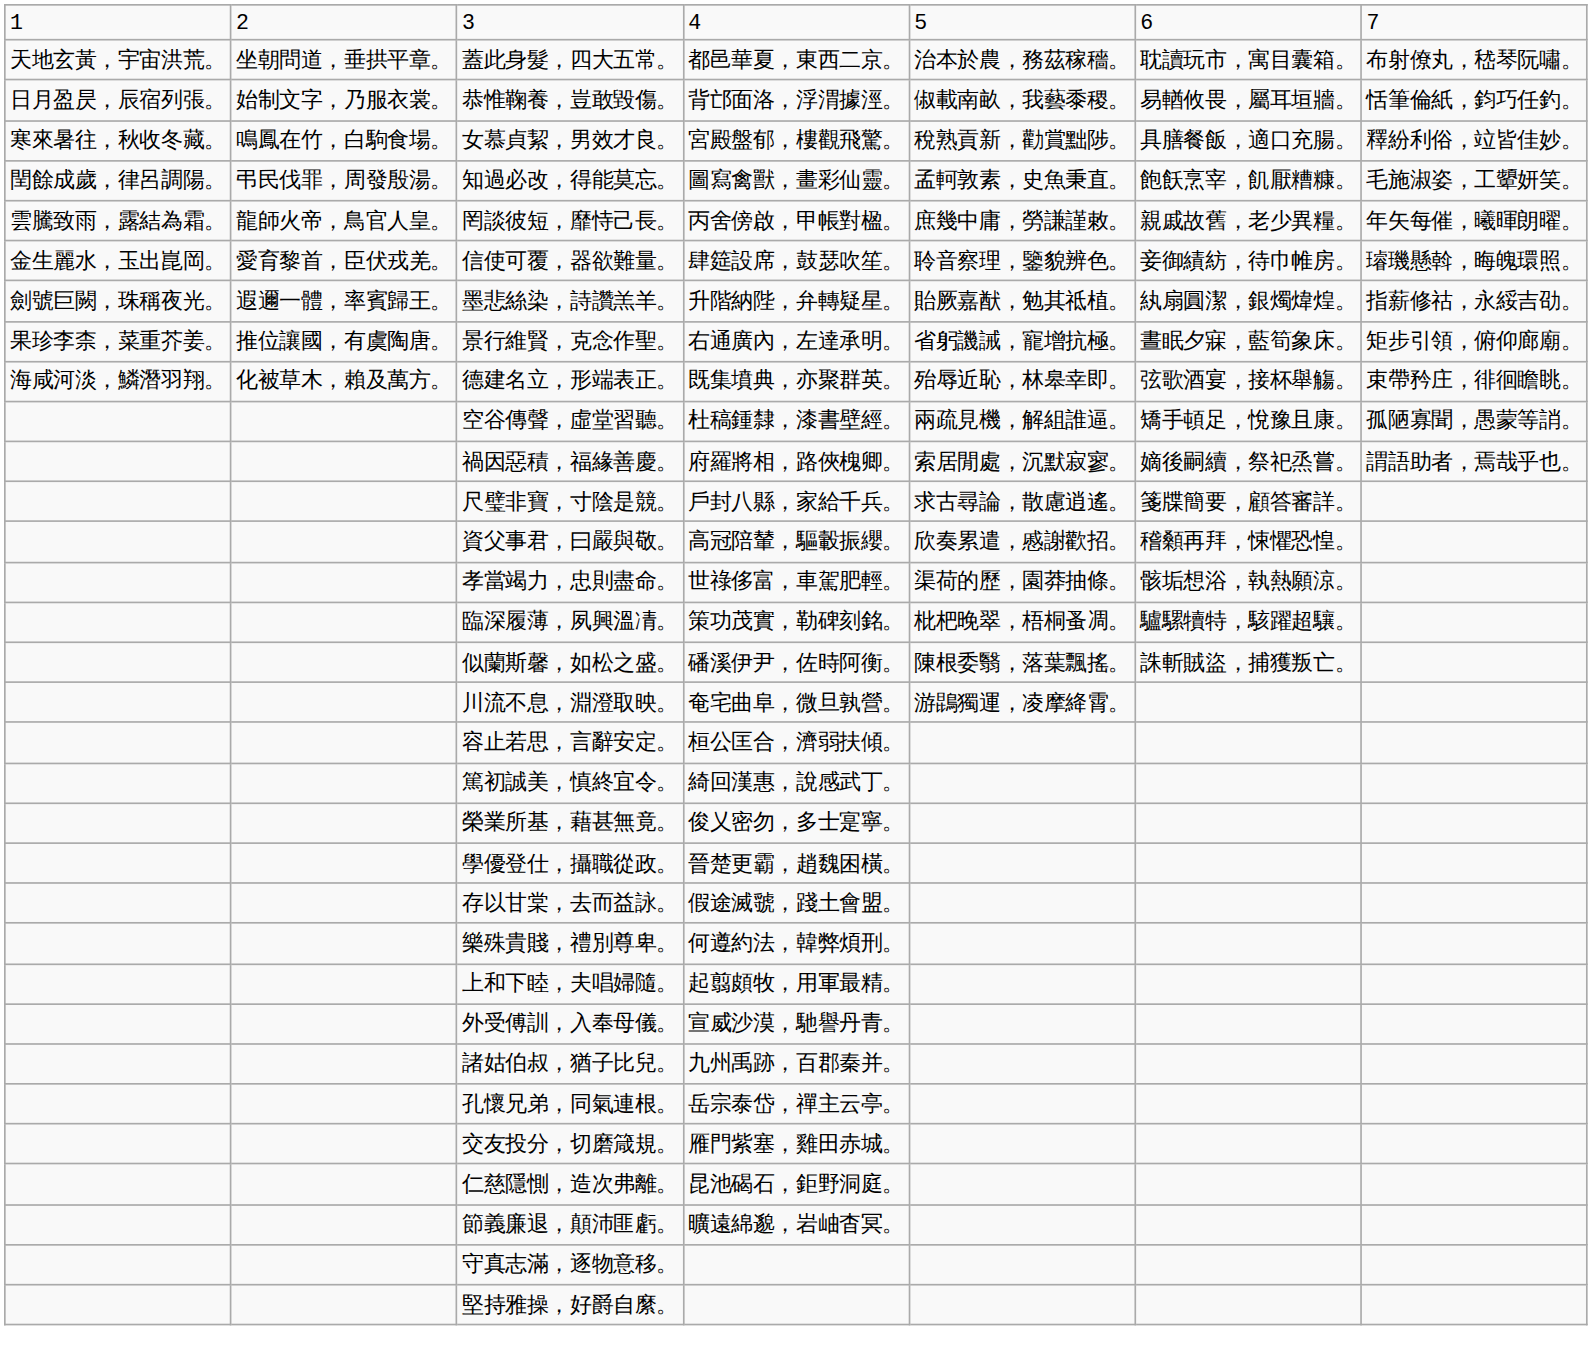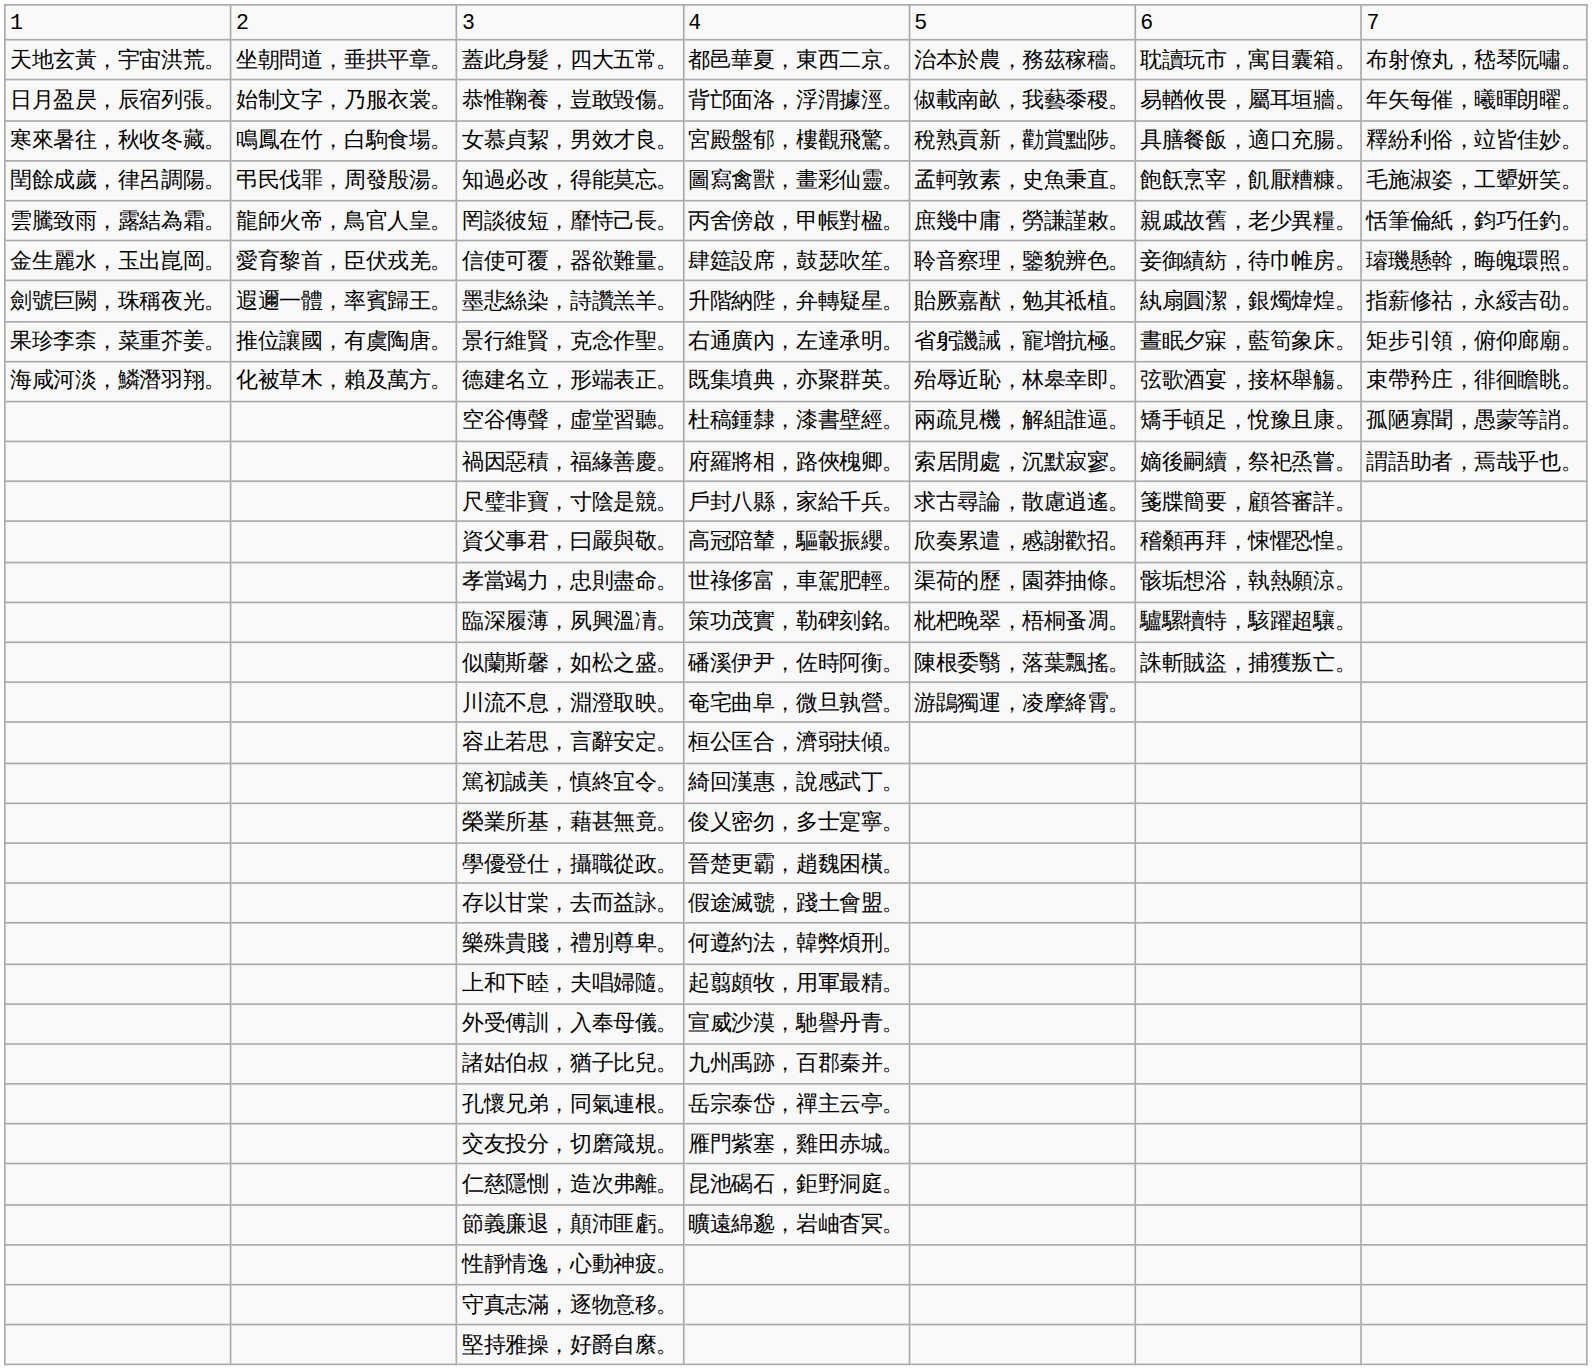(1474, 101) 恬筆倫紙，鈞巧任釣。 -> (1474, 101) 年矢每催，曦暉朗曜。
(1474, 222) 年矢每催，曦暉朗曜。 -> (1474, 222) 恬筆倫紙，鈞巧任釣。
+ row: (570, 1265)
